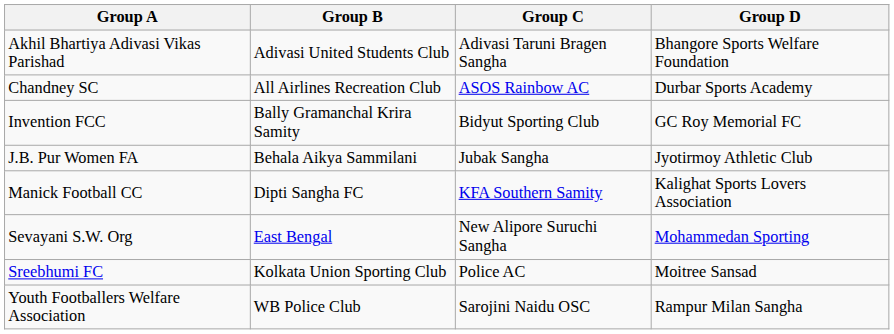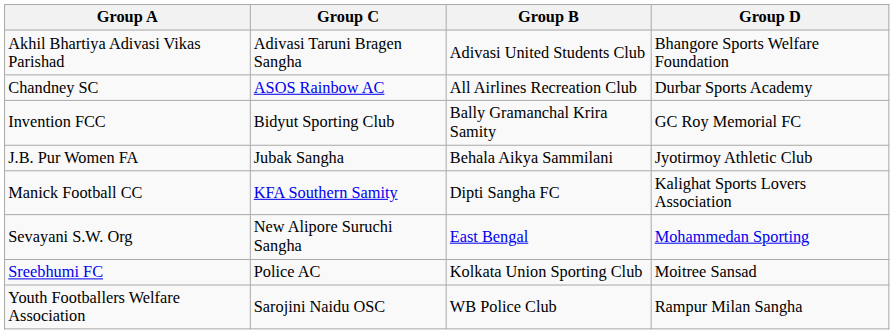columns swapped: (352, 17) <-> (553, 17)
